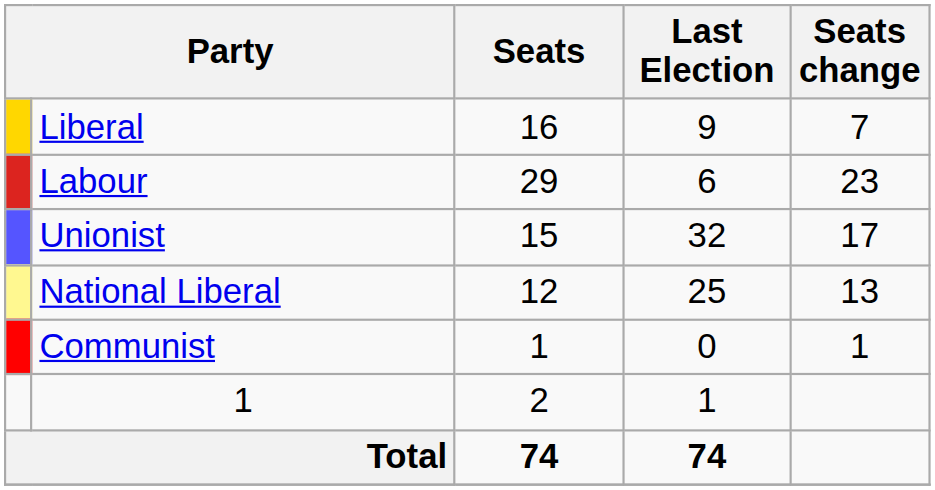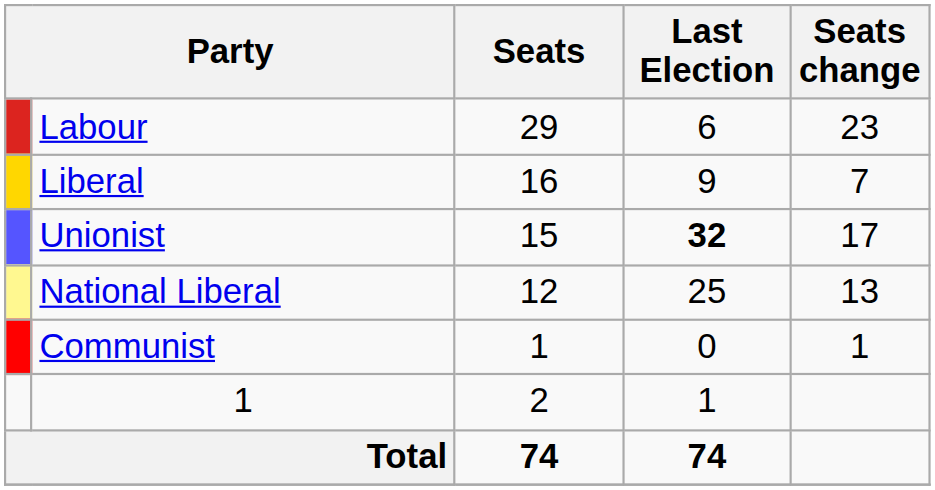rows swapped: (93, 181) <-> (92, 126)
(707, 236) normal -> (707, 236) bold
